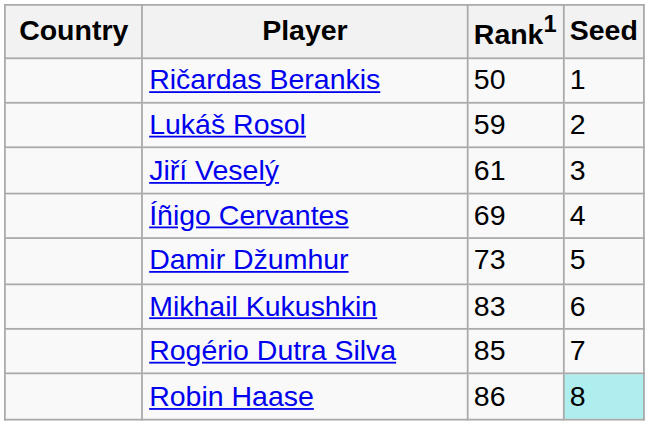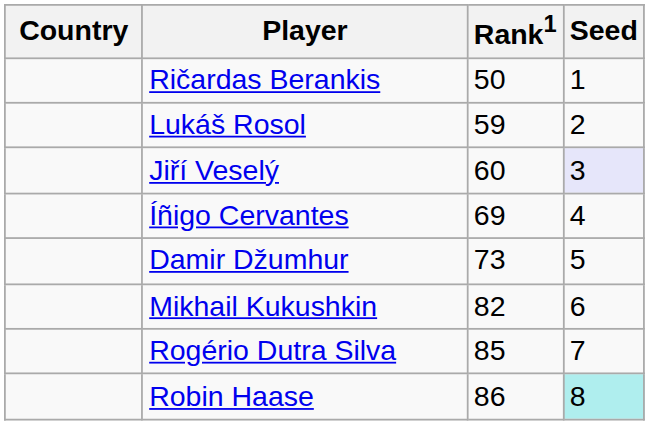(490, 170) 61 -> (490, 170) 60
(578, 170) no background -> (578, 170) lavender background
(490, 305) 83 -> (490, 305) 82
